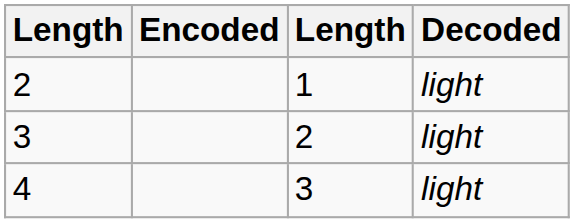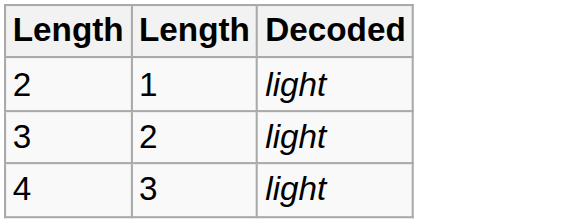- column: (209, 30)
